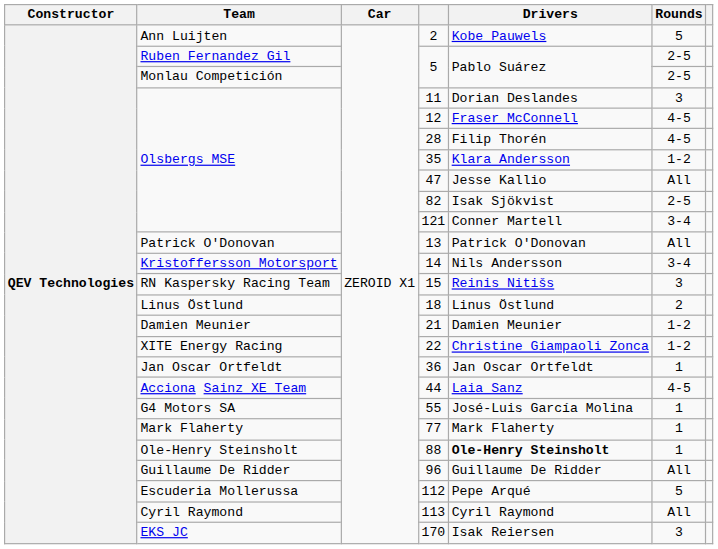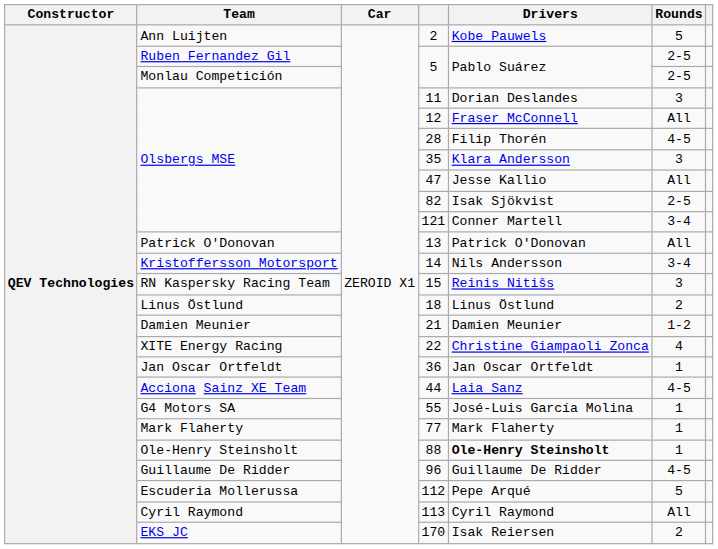(679, 119) 4-5 -> (679, 119) All
(679, 160) 1-2 -> (679, 160) 3
(679, 346) 1-2 -> (679, 346) 4
(679, 471) All -> (679, 471) 4-5
(679, 533) 3 -> (679, 533) 2
